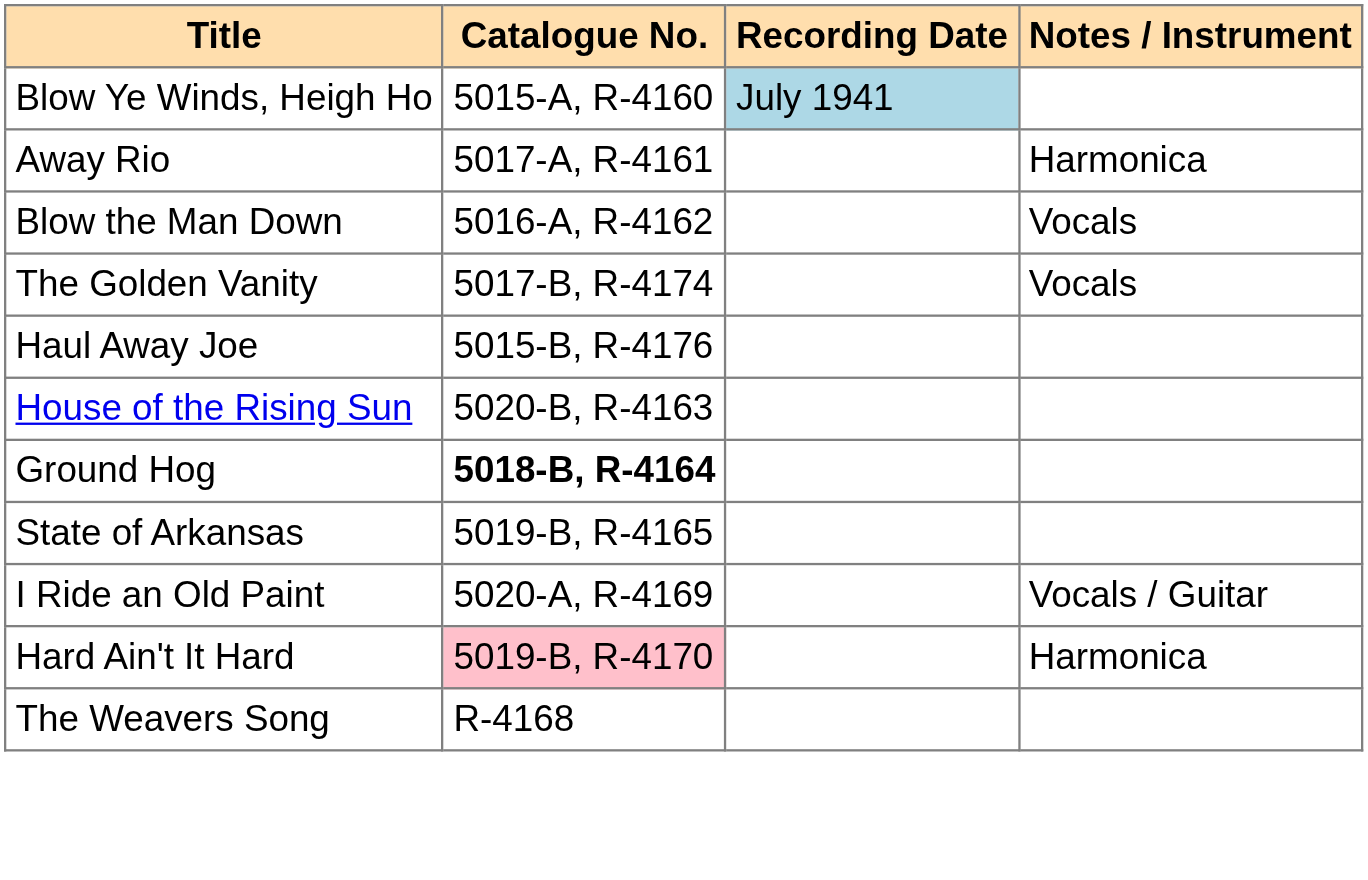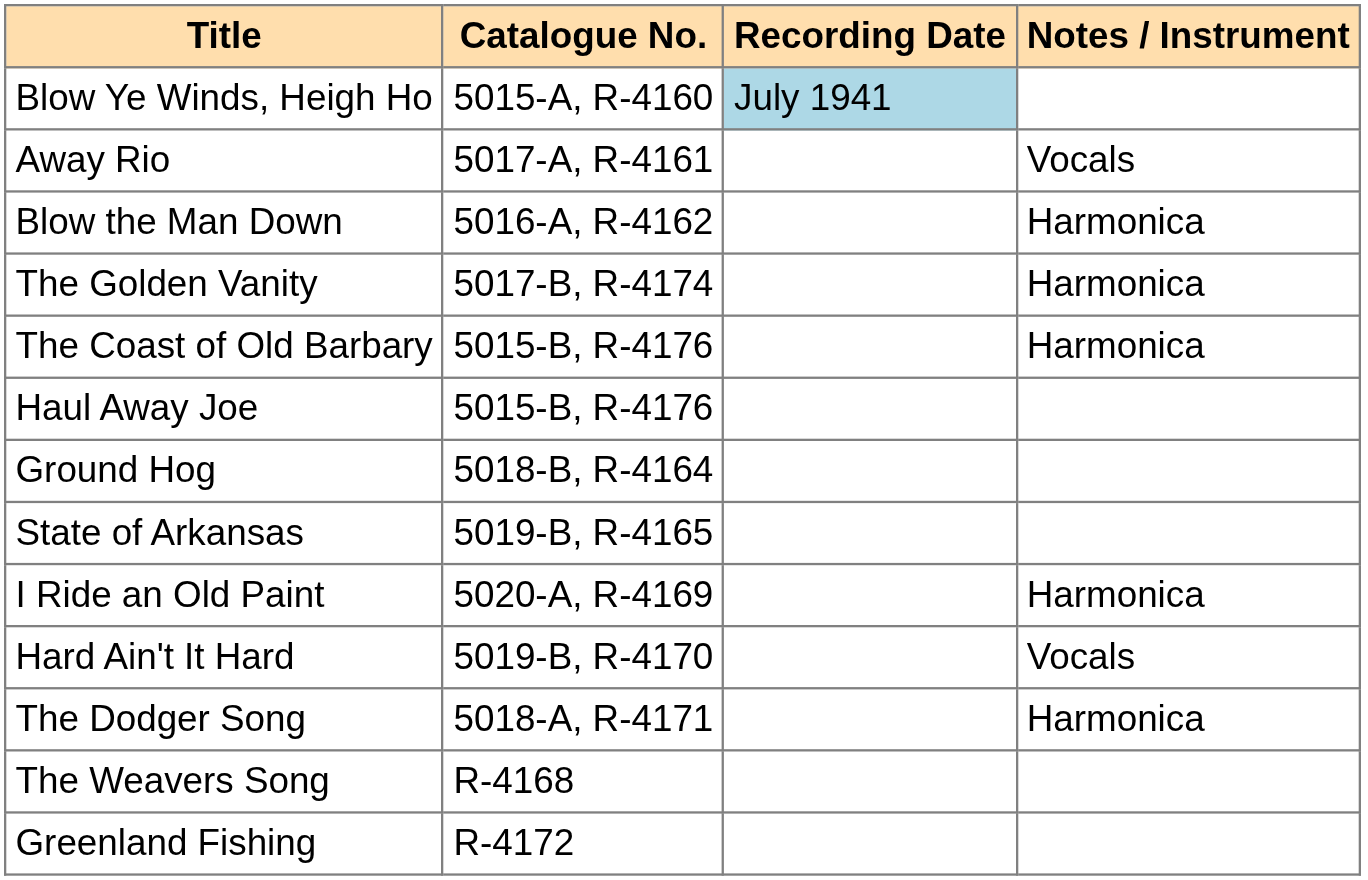(1118, 159) Harmonica -> (1081, 159) Vocals
(1083, 221) Vocals -> (1116, 221) Harmonica
(1083, 283) Vocals -> (1116, 283) Harmonica
+ row: (224, 346)
- row: (214, 408)
(584, 470) bold -> (583, 470) normal
(1148, 594) Vocals / Guitar -> (1116, 594) Harmonica
(583, 656) pink background -> (583, 656) no background
(1118, 656) Harmonica -> (1081, 656) Vocals
+ row: (161, 718)
+ row: (166, 842)
